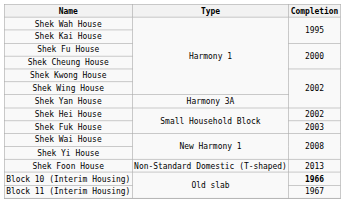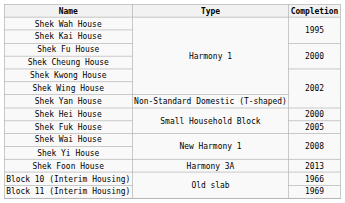(210, 101) Harmony 3A -> (210, 101) Non-Standard Domestic (T-shaped)
(315, 114) 2002 -> (315, 114) 2000
(315, 127) 2003 -> (315, 127) 2005
(210, 166) Non-Standard Domestic (T-shaped) -> (210, 166) Harmony 3A
(315, 179) bold -> (315, 179) normal
(315, 192) 1967 -> (315, 192) 1969
